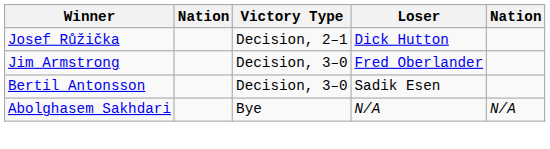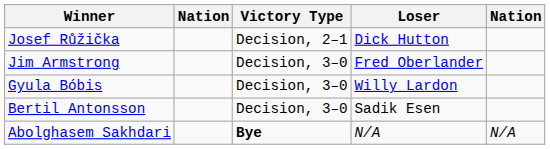+ row: (55, 86)
(249, 109) normal -> (249, 133) bold
